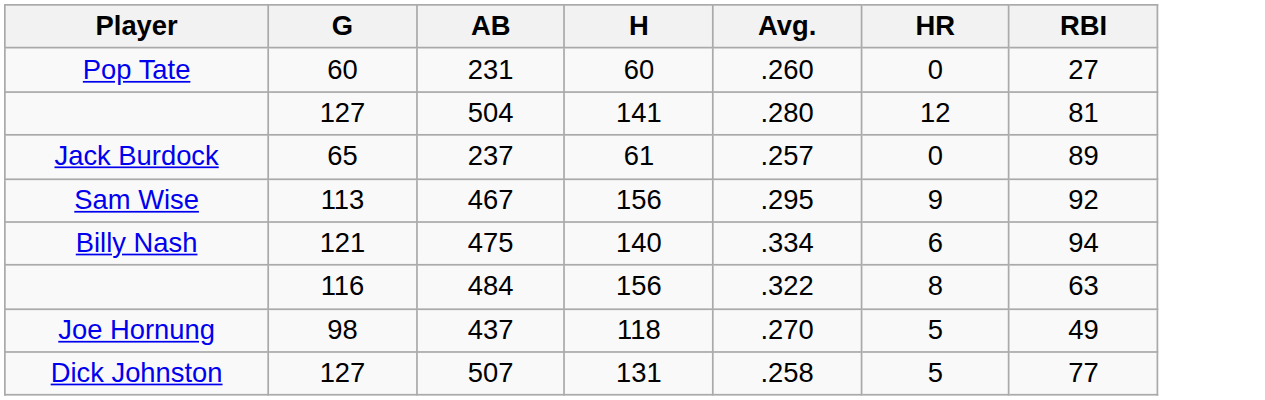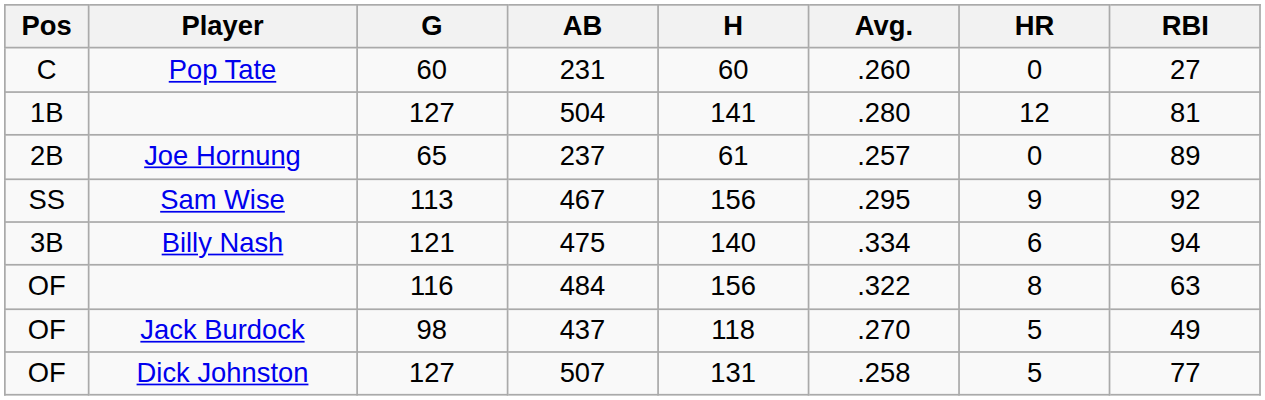+ column: (47, 26)
(137, 156) Jack Burdock -> (223, 156) Joe Hornung
(137, 329) Joe Hornung -> (222, 329) Jack Burdock
